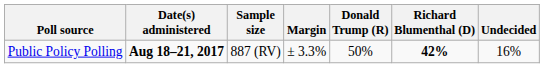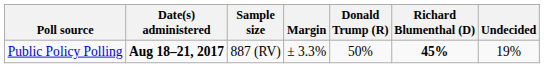(435, 51) 42% -> (435, 51) 45%
(509, 51) 16% -> (509, 51) 19%
